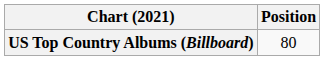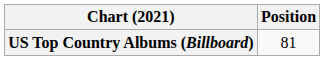(289, 42) 80 -> (289, 42) 81
